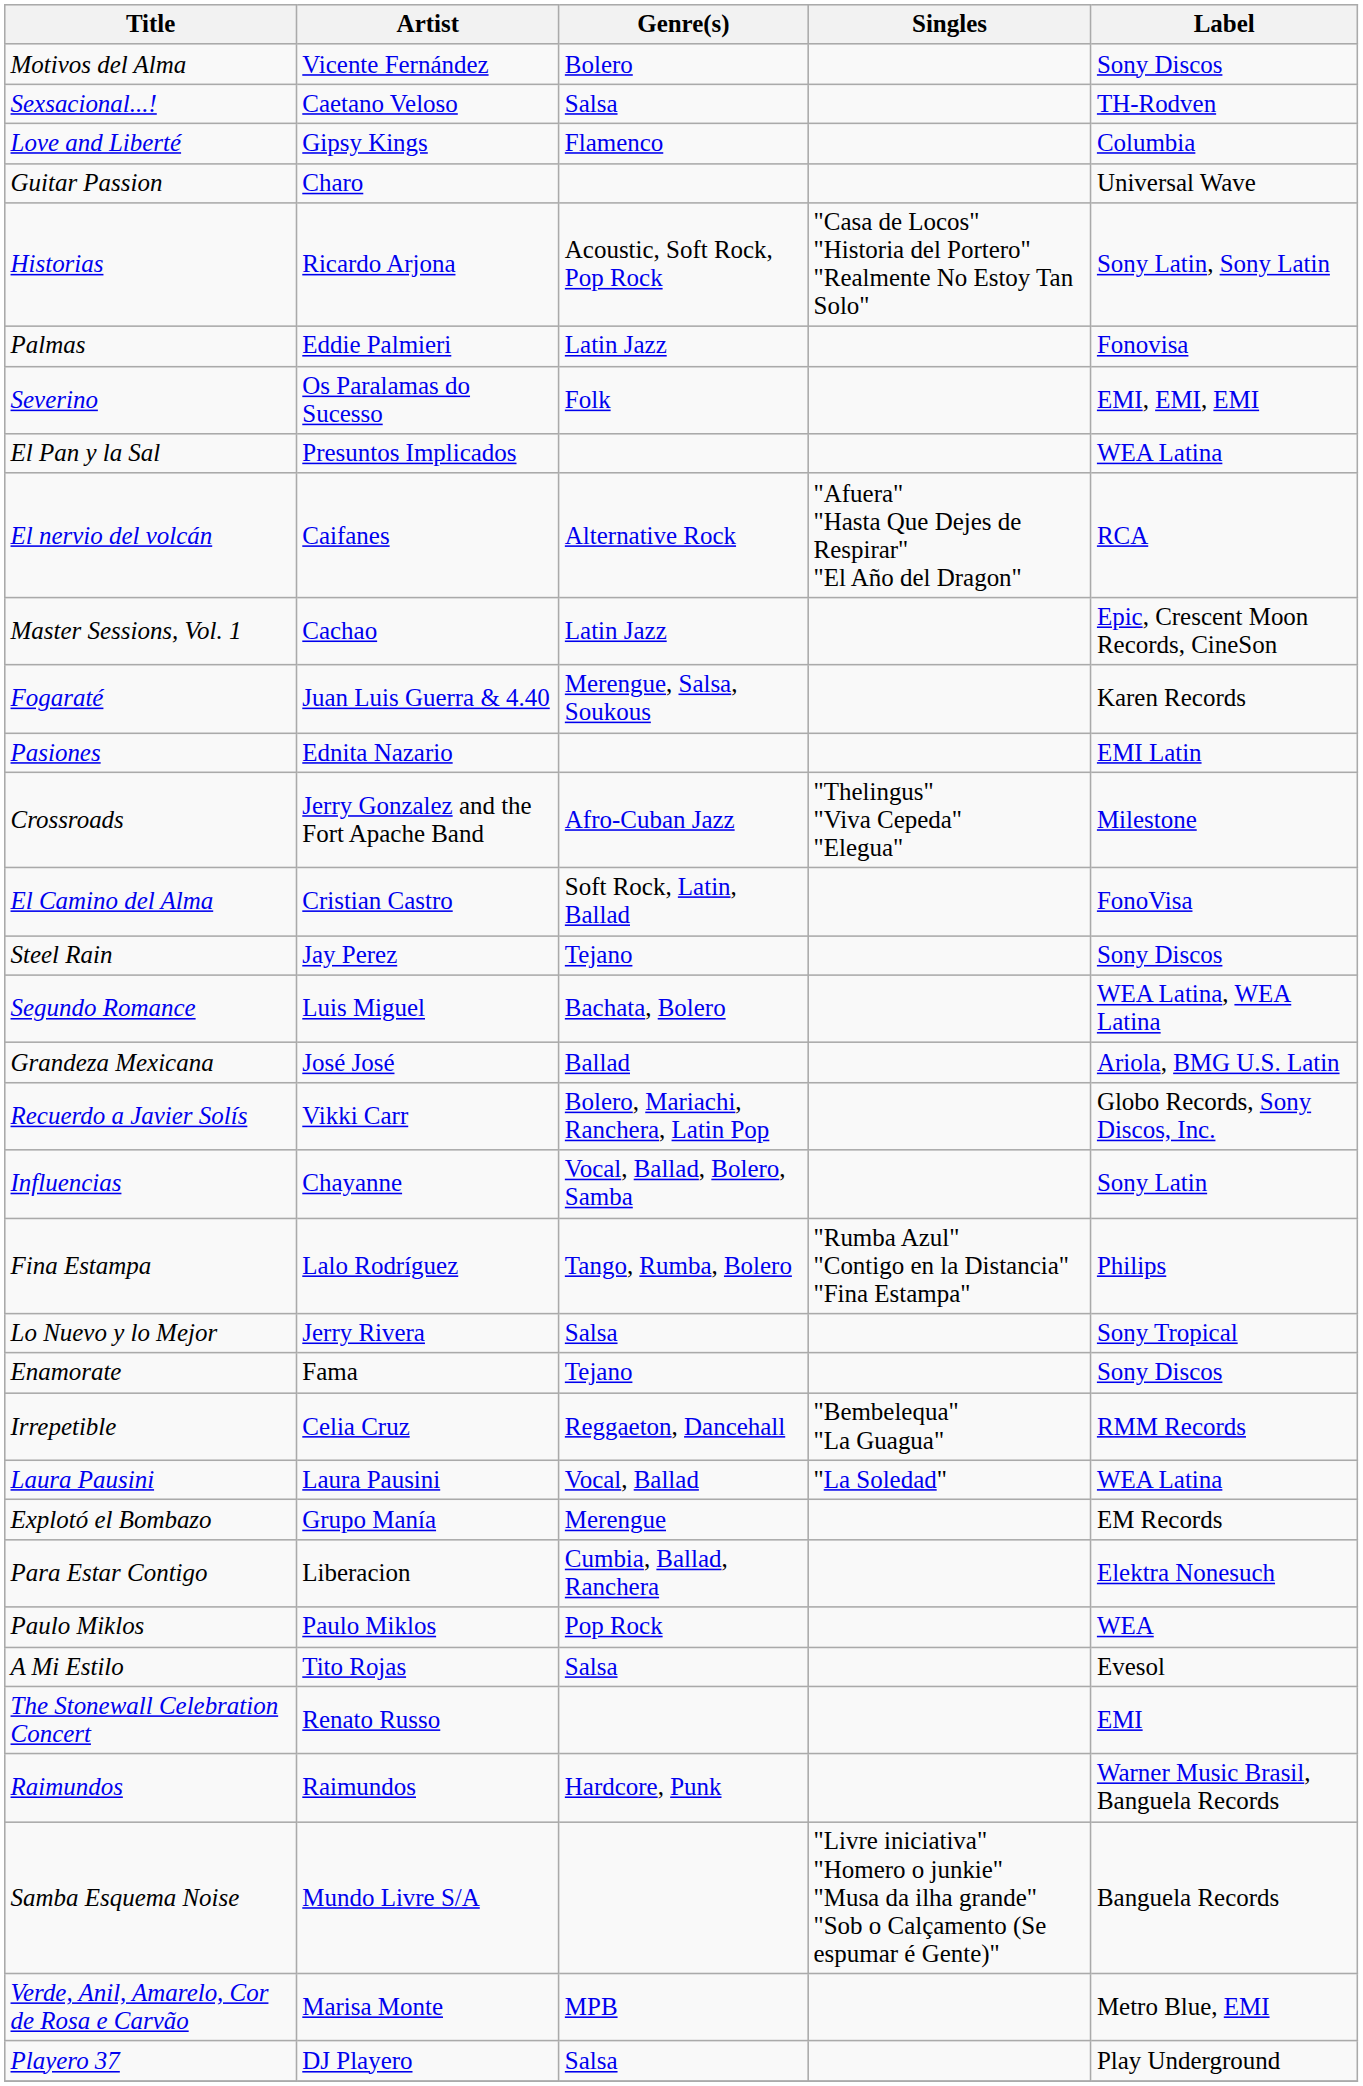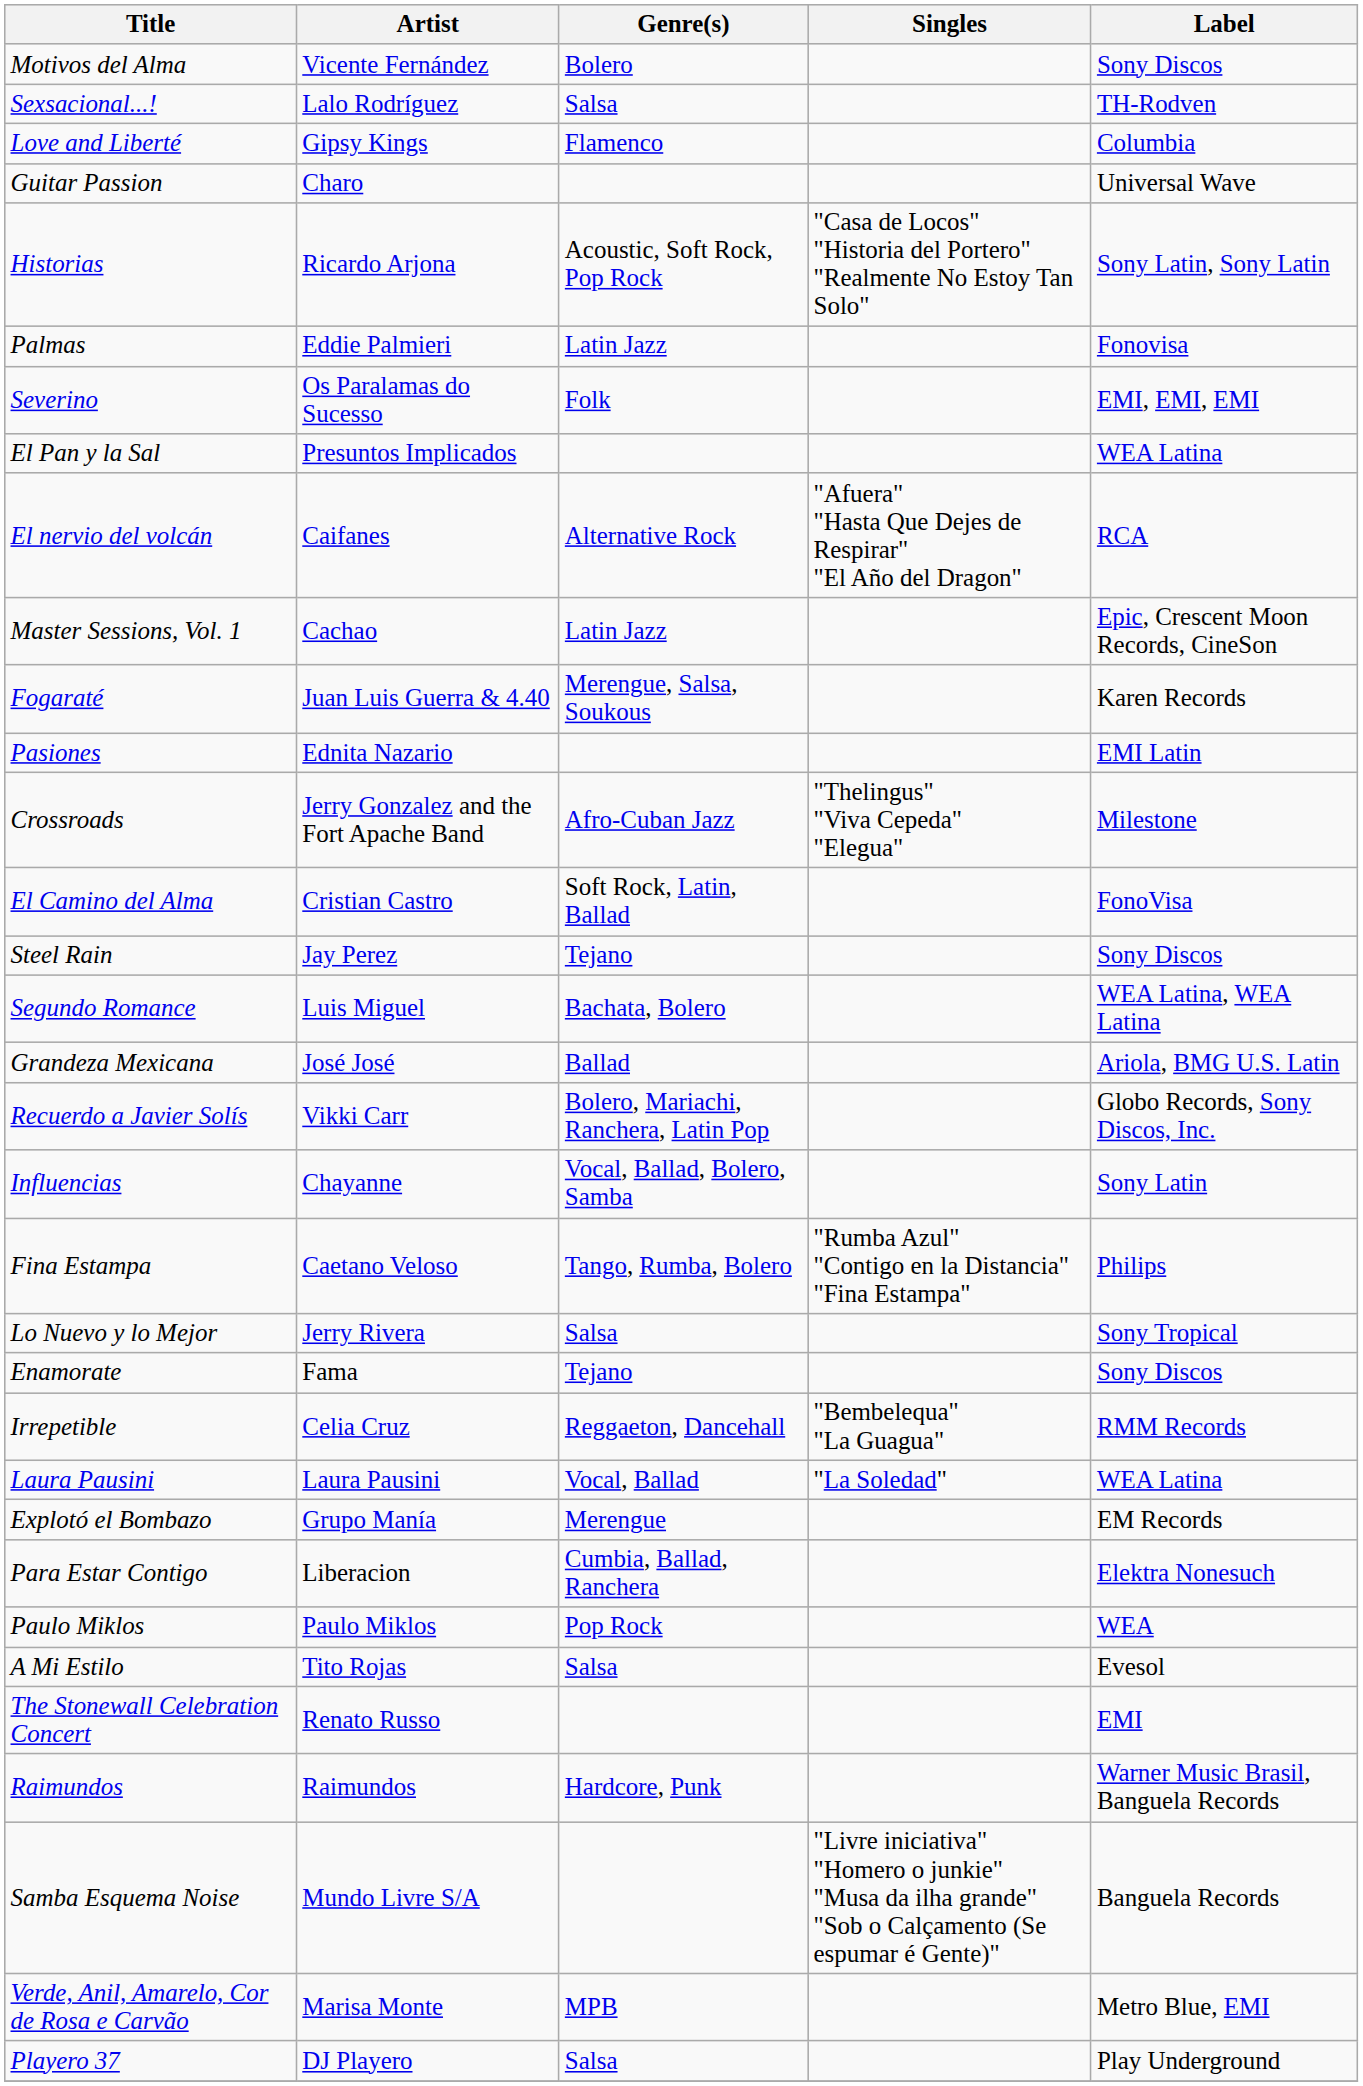(380, 103) Caetano Veloso -> (380, 103) Lalo Rodríguez
(380, 1265) Lalo Rodríguez -> (380, 1265) Caetano Veloso
